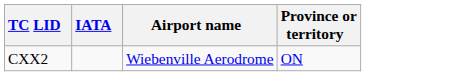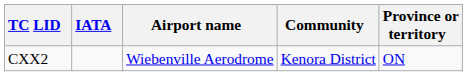+ column: (328, 25)
